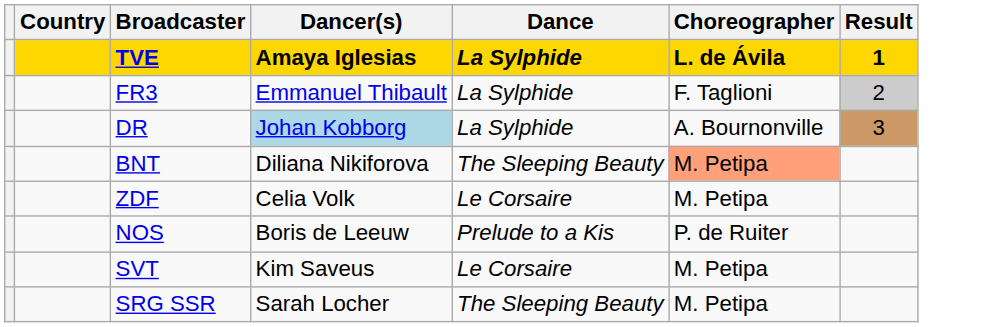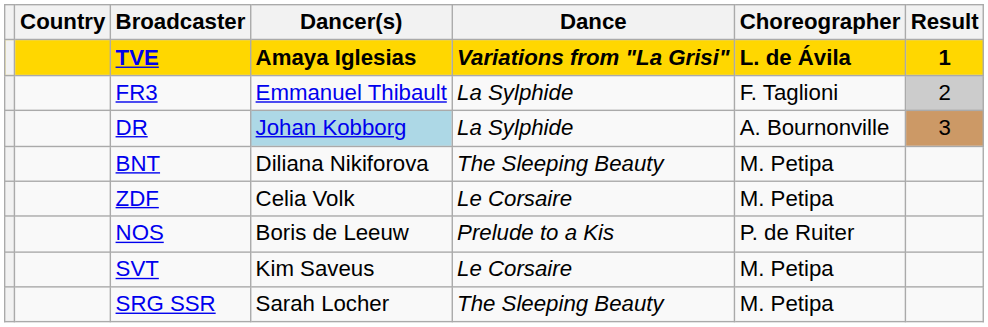(519, 57) La Sylphide -> (593, 57) Variations from "La Grisi"
(721, 163) lightsalmon background -> (787, 163) no background
